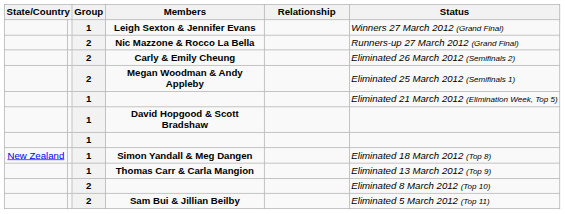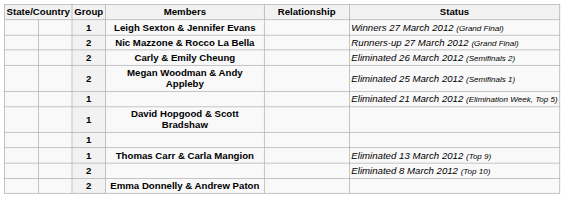- row: (89, 156)
- row: (89, 201)
+ row: (89, 186)
